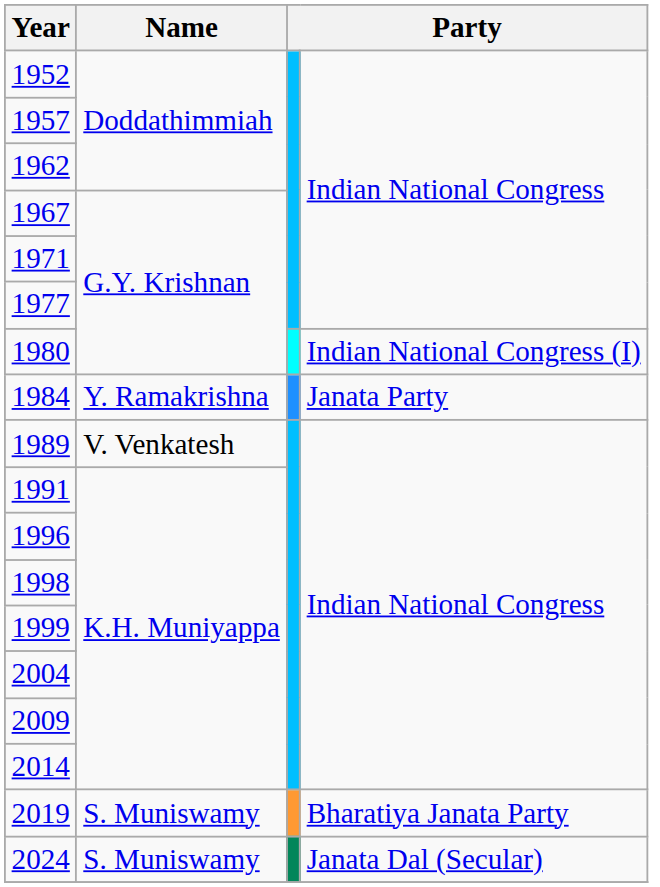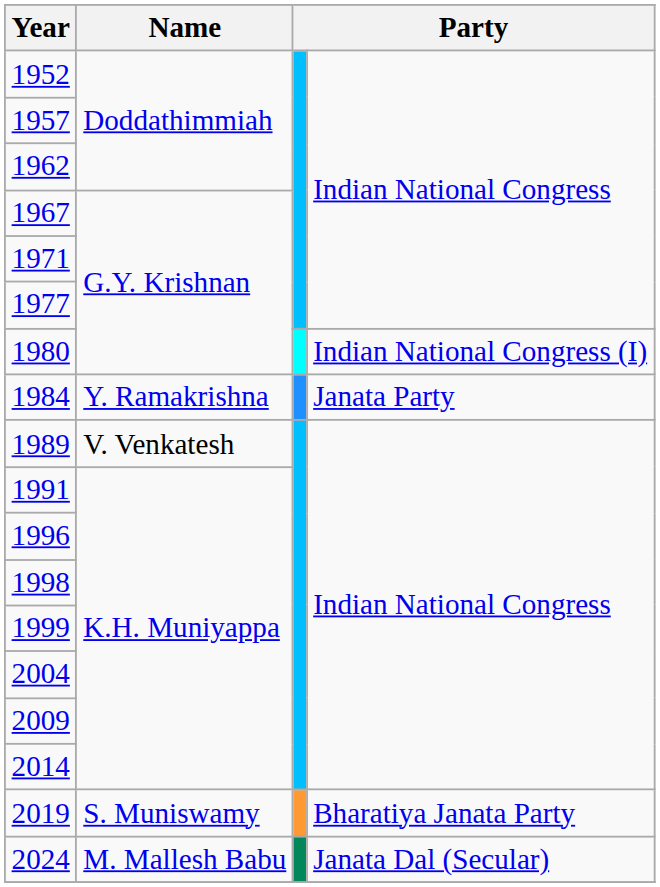(171, 858) S. Muniswamy -> (185, 858) M. Mallesh Babu
